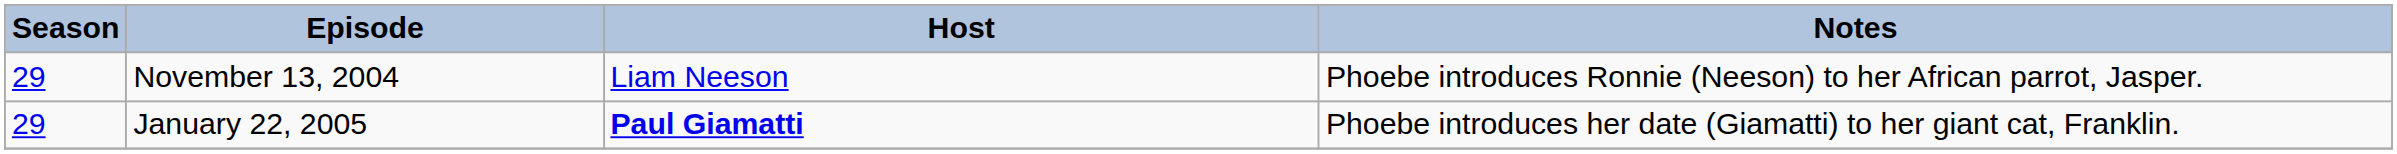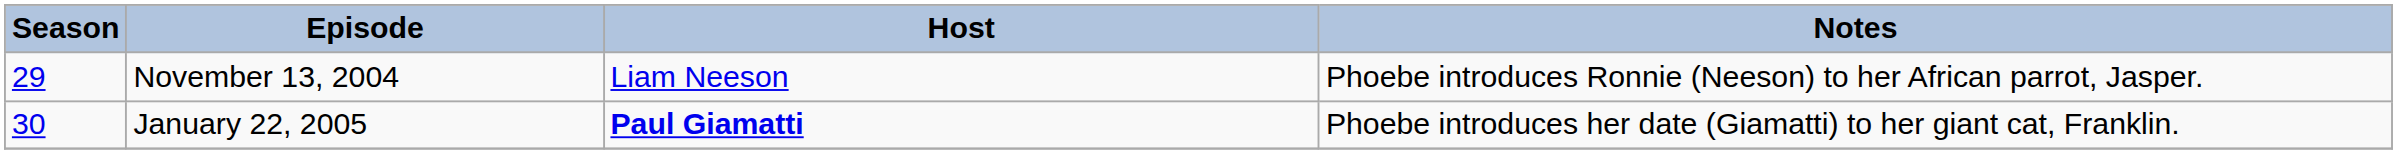(29, 124) 29 -> (29, 124) 30
